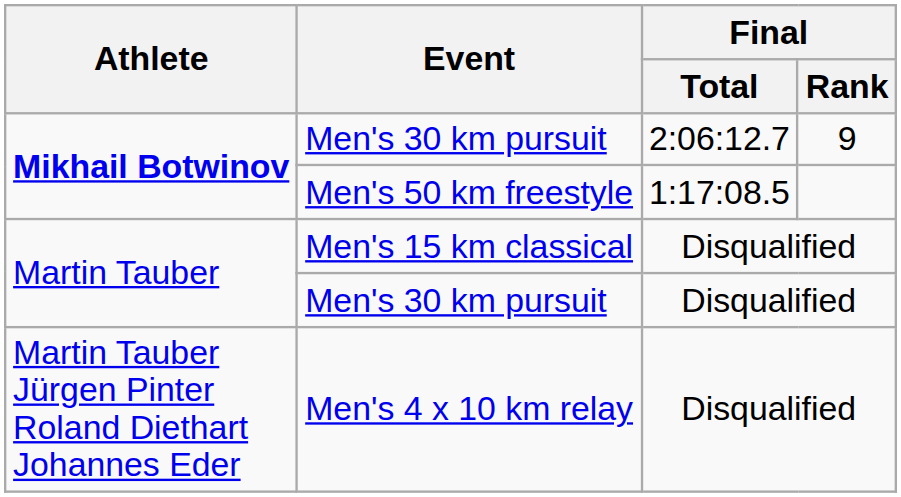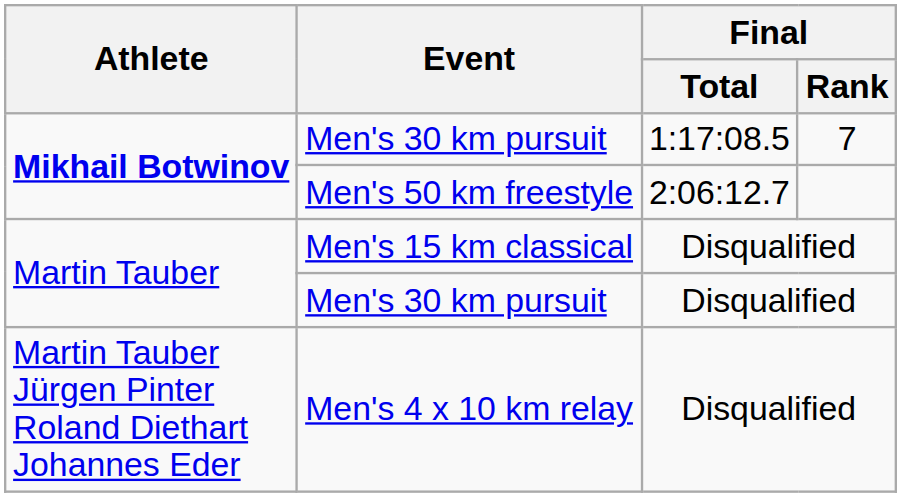(719, 139) 2:06:12.7 -> (719, 139) 1:17:08.5
(847, 139) 9 -> (847, 139) 7
(719, 193) 1:17:08.5 -> (719, 193) 2:06:12.7
